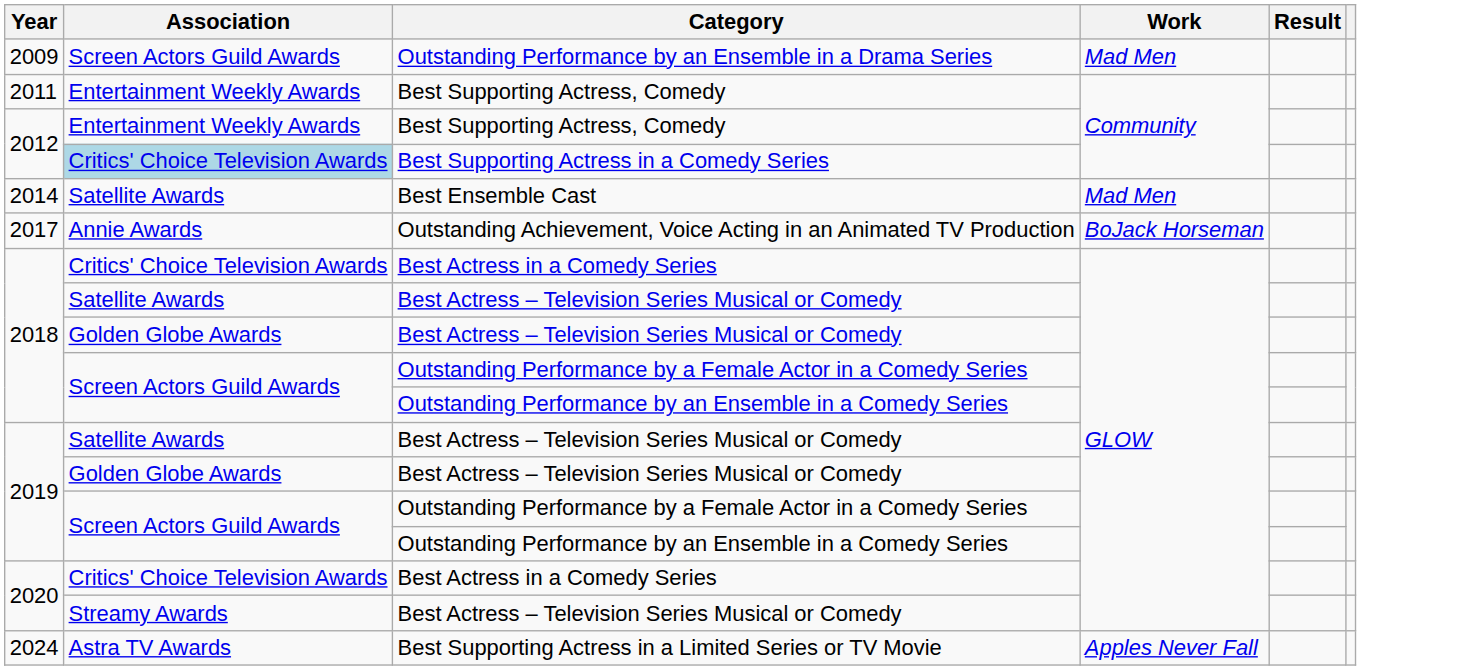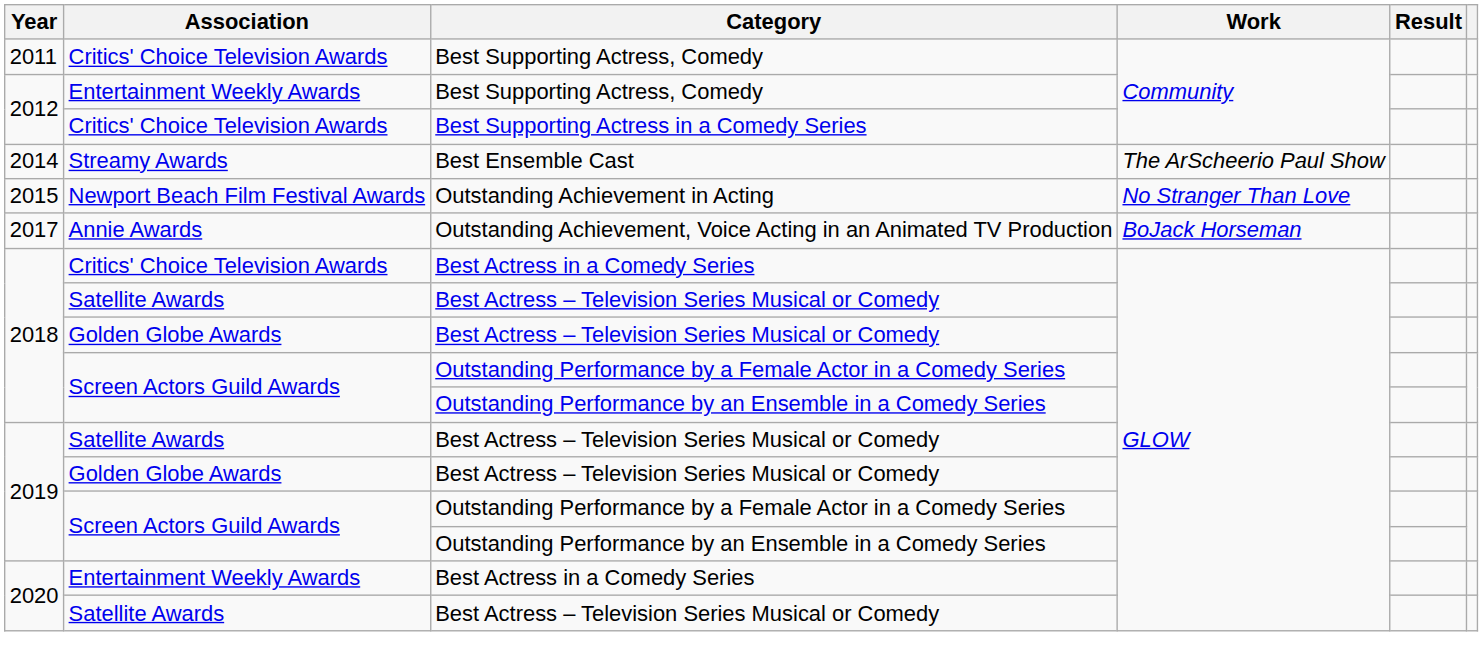- row: (34, 56)
(214, 91) Entertainment Weekly Awards -> (228, 56) Critics' Choice Television Awards
(228, 160) lightblue background -> (228, 126) no background
(146, 195) Satellite Awards -> (148, 160) Streamy Awards
(1131, 195) Mad Men -> (1254, 160) The ArScheerio Paul Show
+ row: (34, 195)
(228, 578) Critics' Choice Television Awards -> (214, 578) Entertainment Weekly Awards
(148, 612) Streamy Awards -> (146, 612) Satellite Awards
- row: (34, 647)
